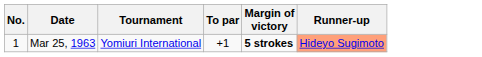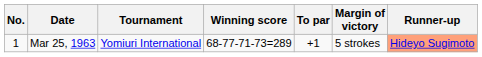+ column: (249, 20)
(269, 43) bold -> (358, 43) normal
